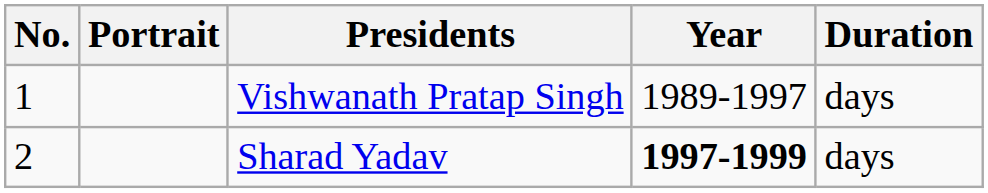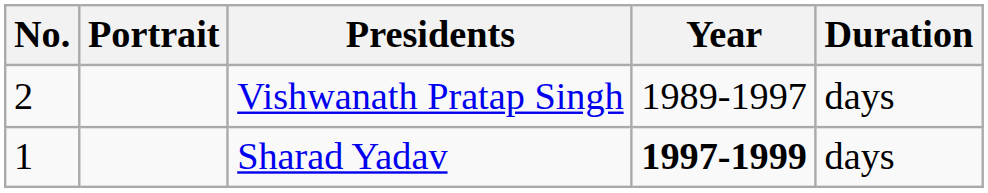(24, 95) 1 -> (24, 95) 2
(24, 156) 2 -> (24, 156) 1
